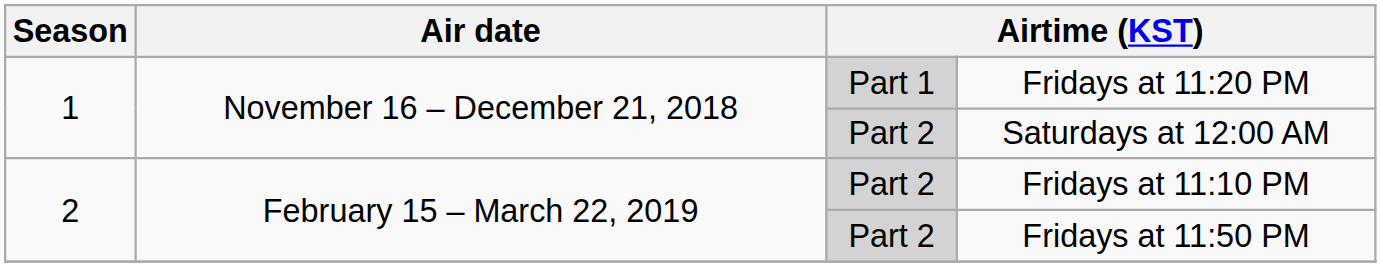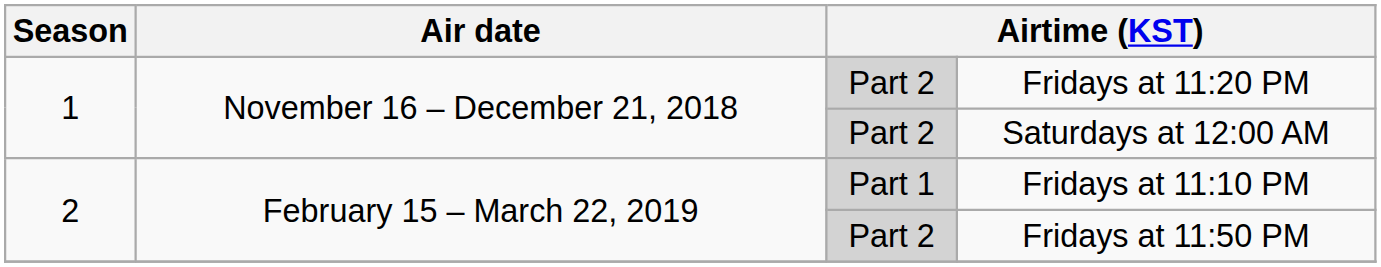(892, 82) Part 1 -> (892, 82) Part 2
(892, 185) Part 2 -> (892, 185) Part 1
